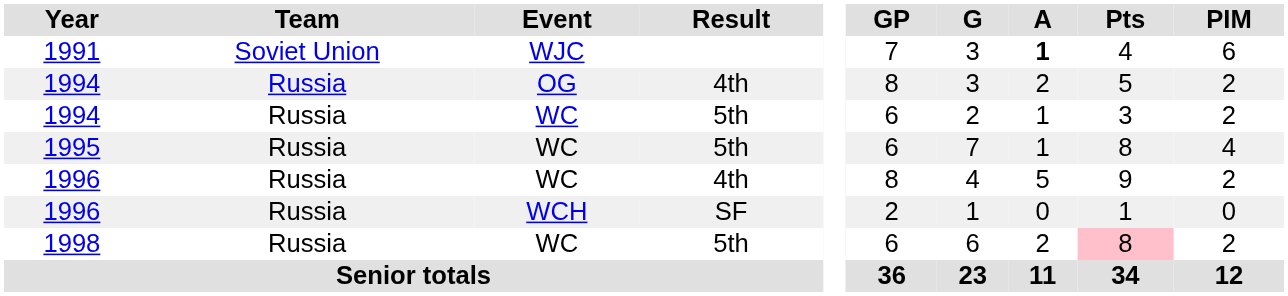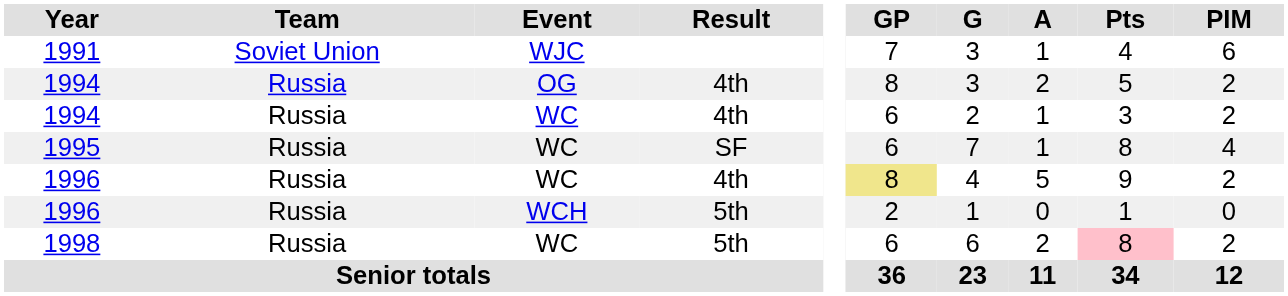(1043, 51) bold -> (1043, 51) normal
(731, 115) 5th -> (731, 115) 4th
(731, 147) 5th -> (731, 147) SF
(892, 179) no background -> (892, 179) khaki background
(731, 211) SF -> (731, 211) 5th
